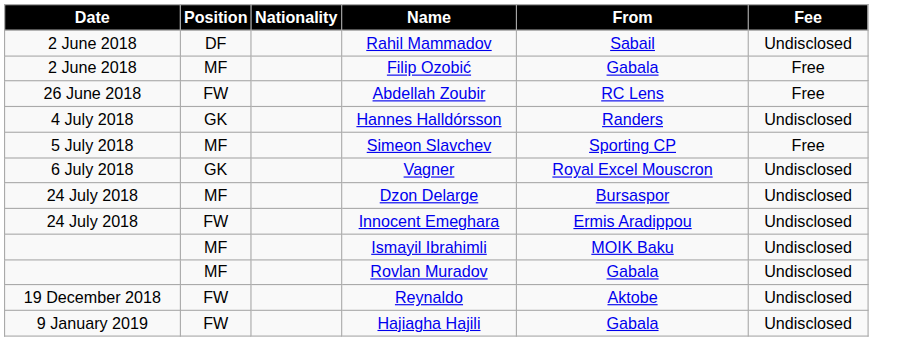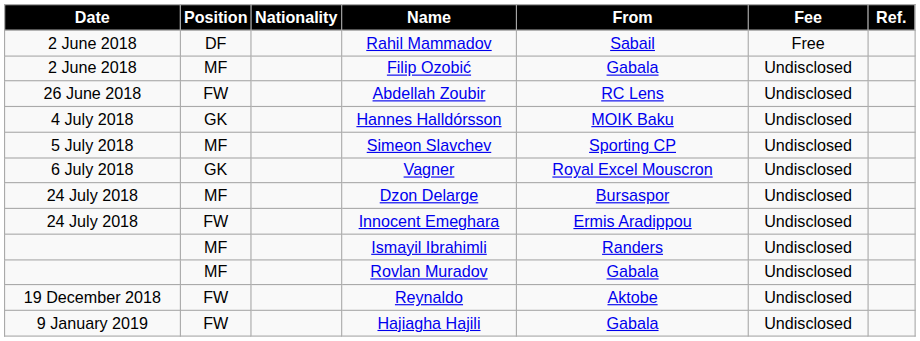+ column: (891, 18)
(808, 43) Undisclosed -> (808, 43) Free
(808, 69) Free -> (808, 69) Undisclosed
(808, 94) Free -> (808, 94) Undisclosed
(633, 120) Randers -> (633, 120) MOIK Baku
(808, 145) Free -> (808, 145) Undisclosed
(633, 247) MOIK Baku -> (633, 247) Randers
